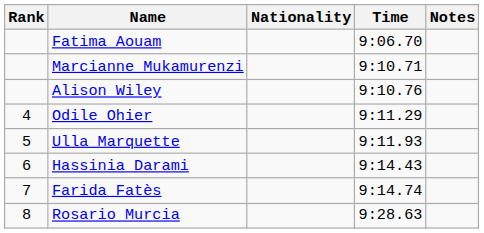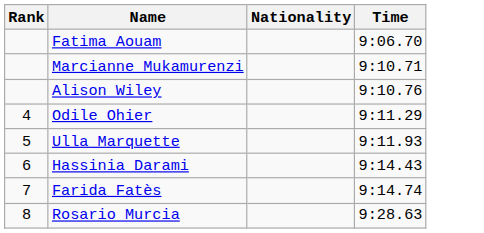- column: (453, 17)
